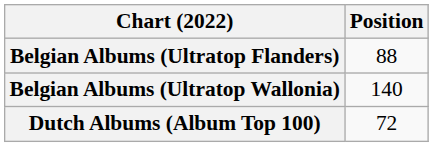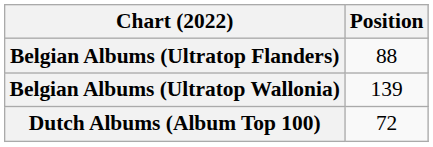(387, 89) 140 -> (387, 89) 139
